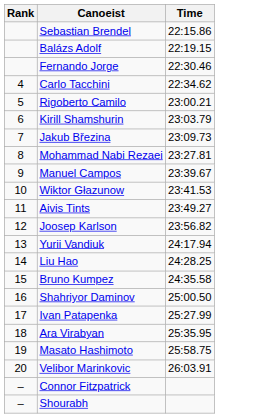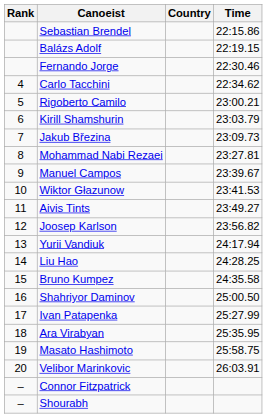+ column: (189, 13)
